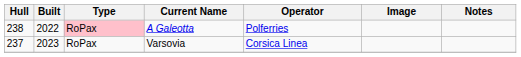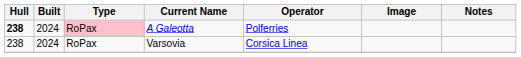(15, 28) normal -> (15, 28) bold
(48, 28) 2022 -> (48, 28) 2024
(15, 44) 237 -> (15, 44) 238
(48, 44) 2023 -> (48, 44) 2024
